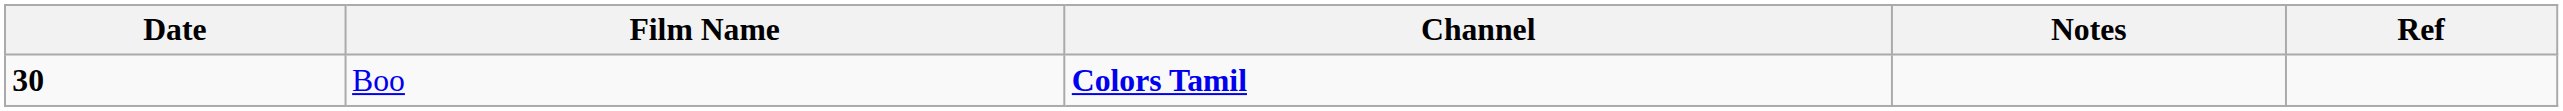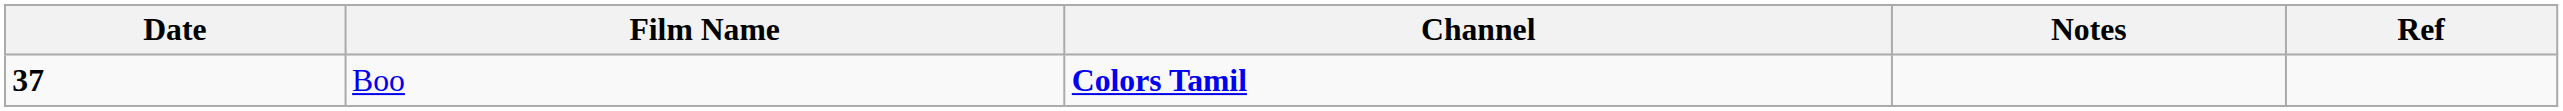(28, 79) 30 -> (28, 79) 37
